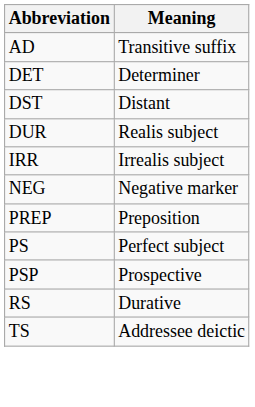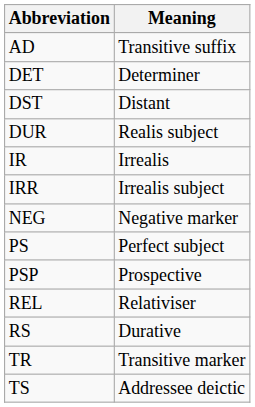+ row: (18, 160)
- row: (30, 217)
+ row: (26, 302)
+ row: (20, 359)
